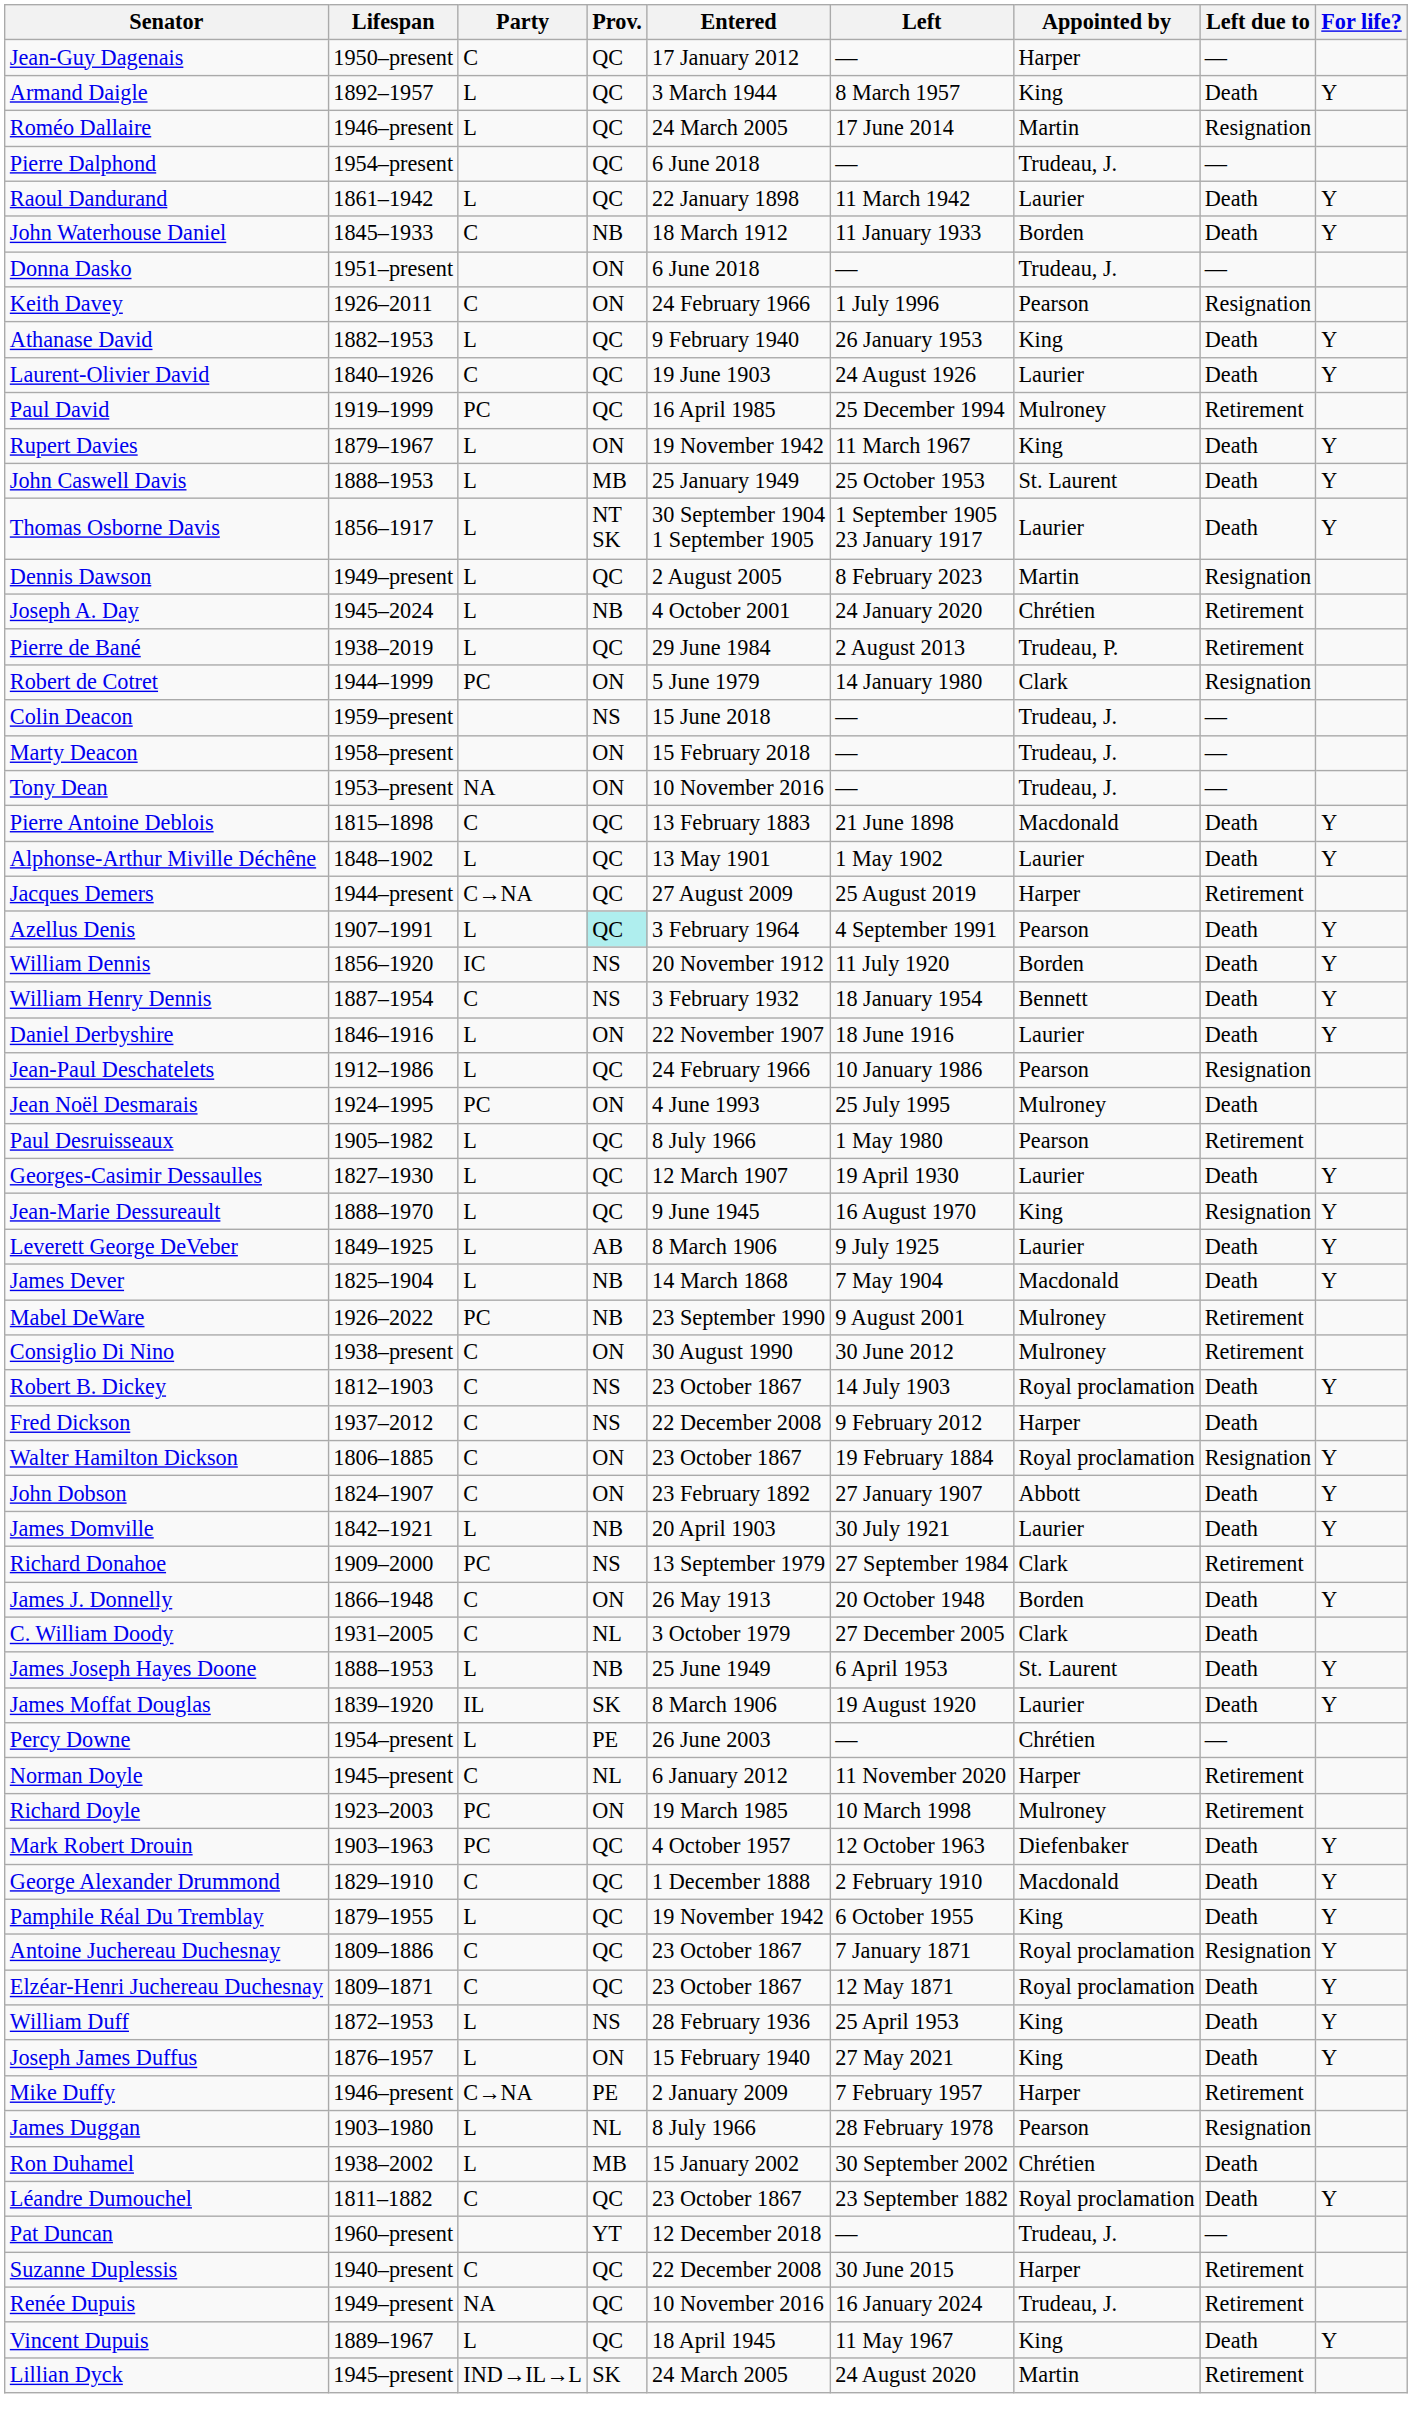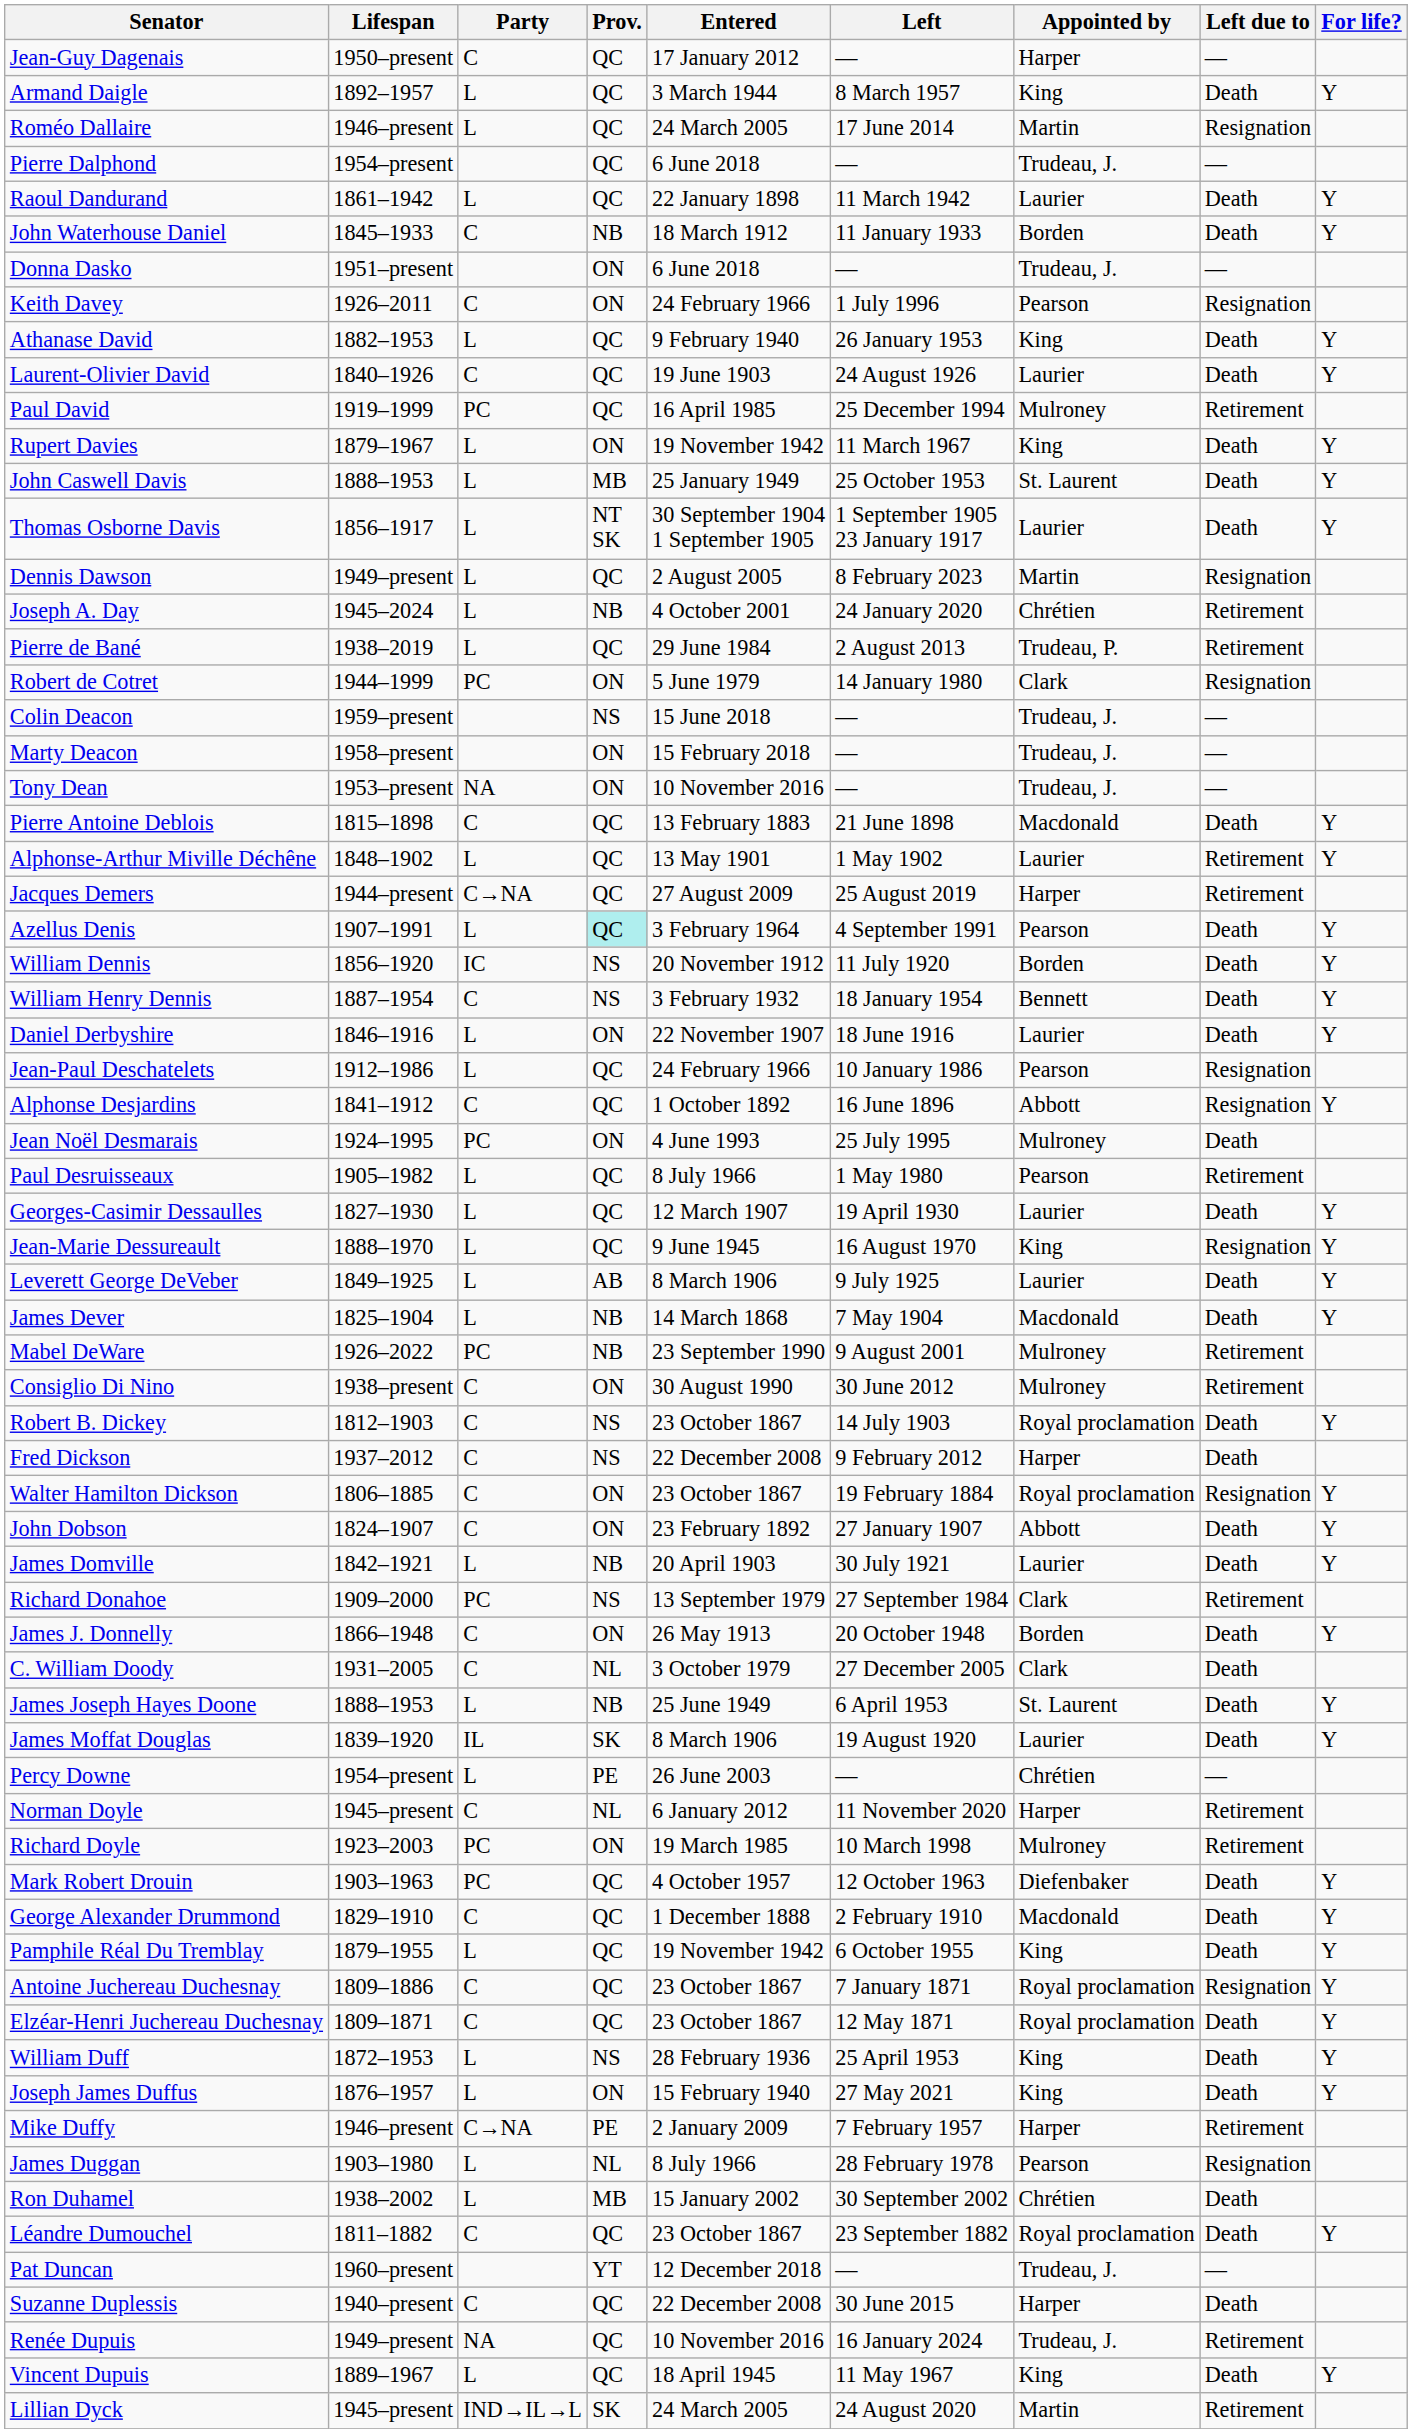(1231, 858) Death -> (1254, 858) Retirement
+ row: (103, 1105)
(1254, 2269) Retirement -> (1231, 2304) Death
